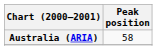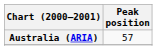(128, 38) 58 -> (128, 38) 57
